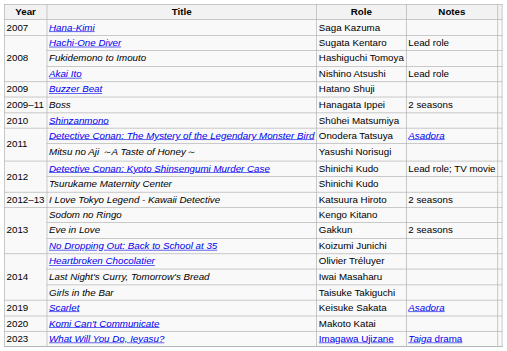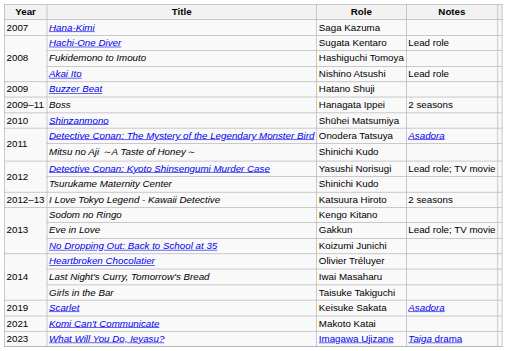(355, 152) Yasushi Norisugi -> (349, 152) Shinichi Kudo
(349, 168) Shinichi Kudo -> (355, 168) Yasushi Norisugi
(431, 230) 2 seasons -> (452, 230) Lead role; TV movie
(17, 323) 2020 -> (17, 323) 2021
